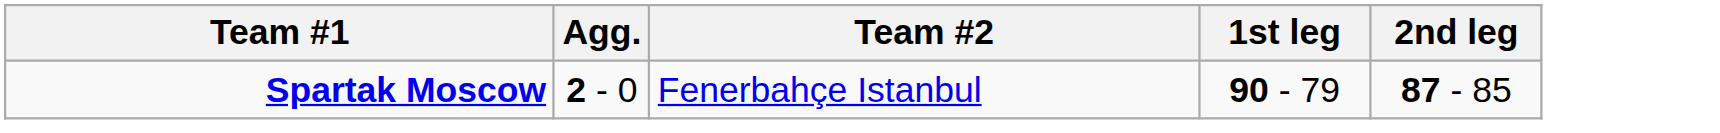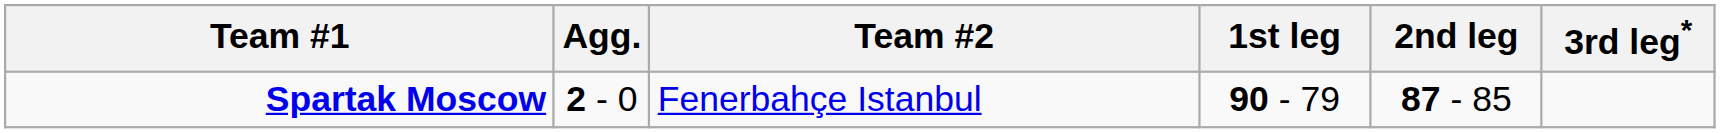+ column: (1628, 37)
